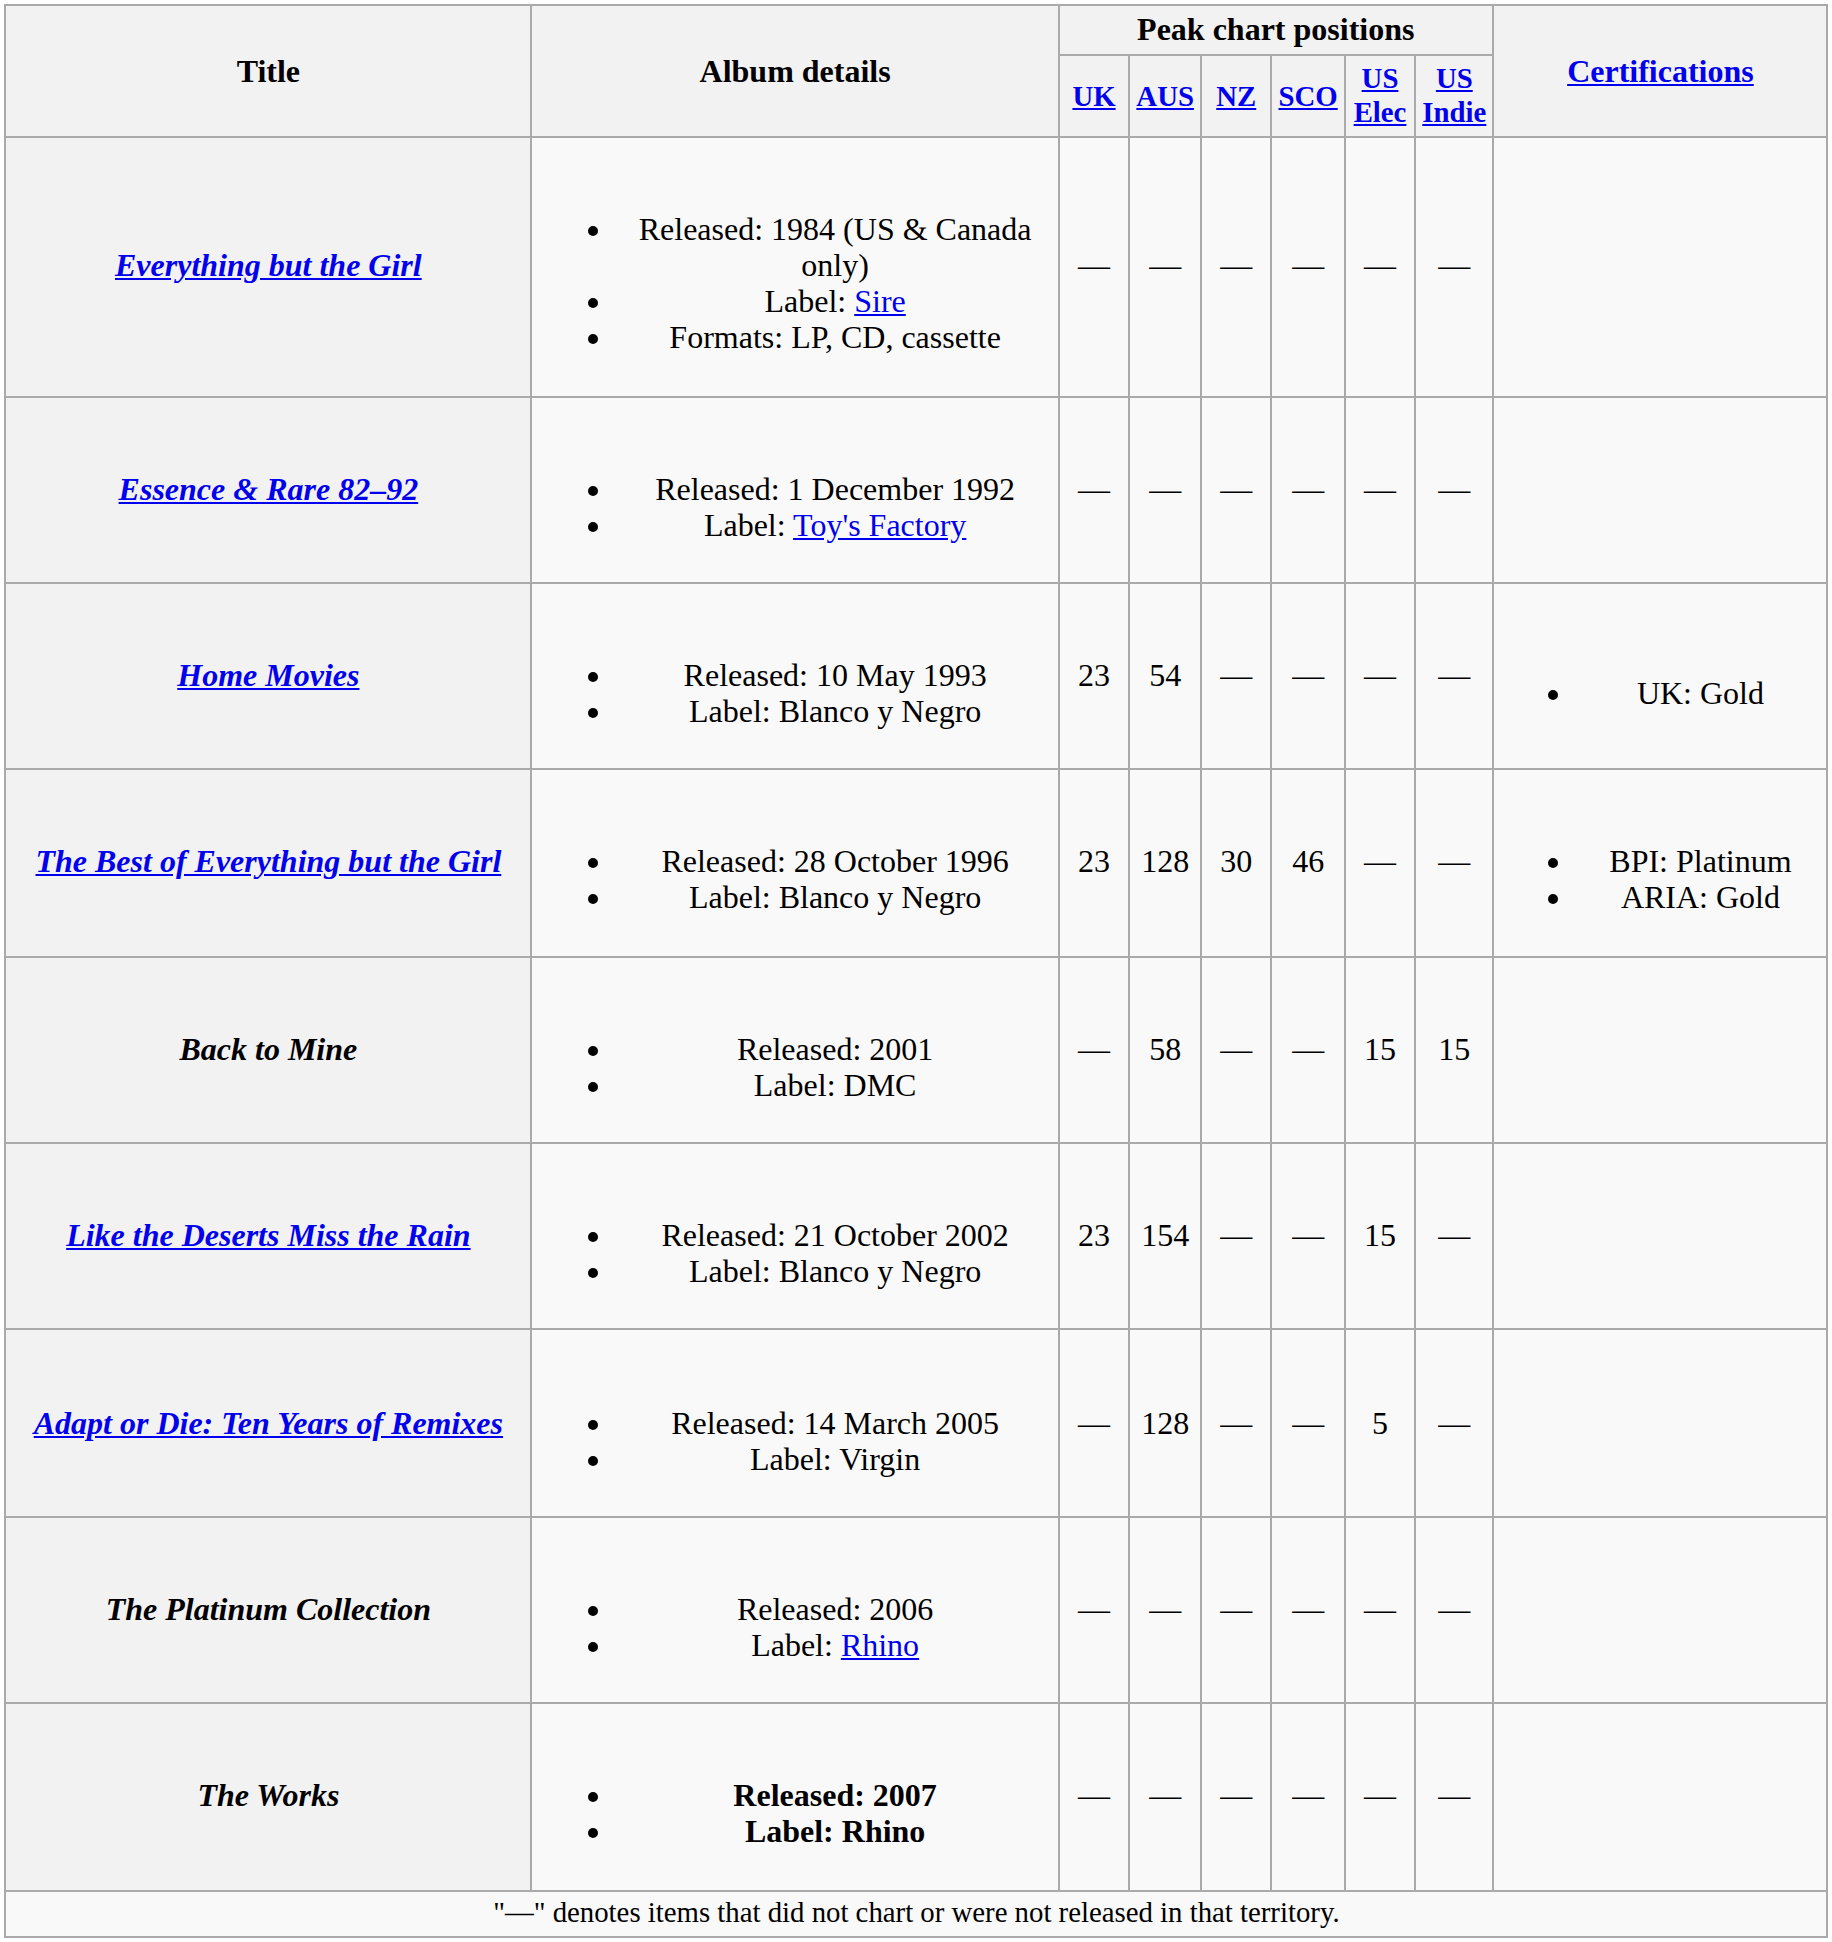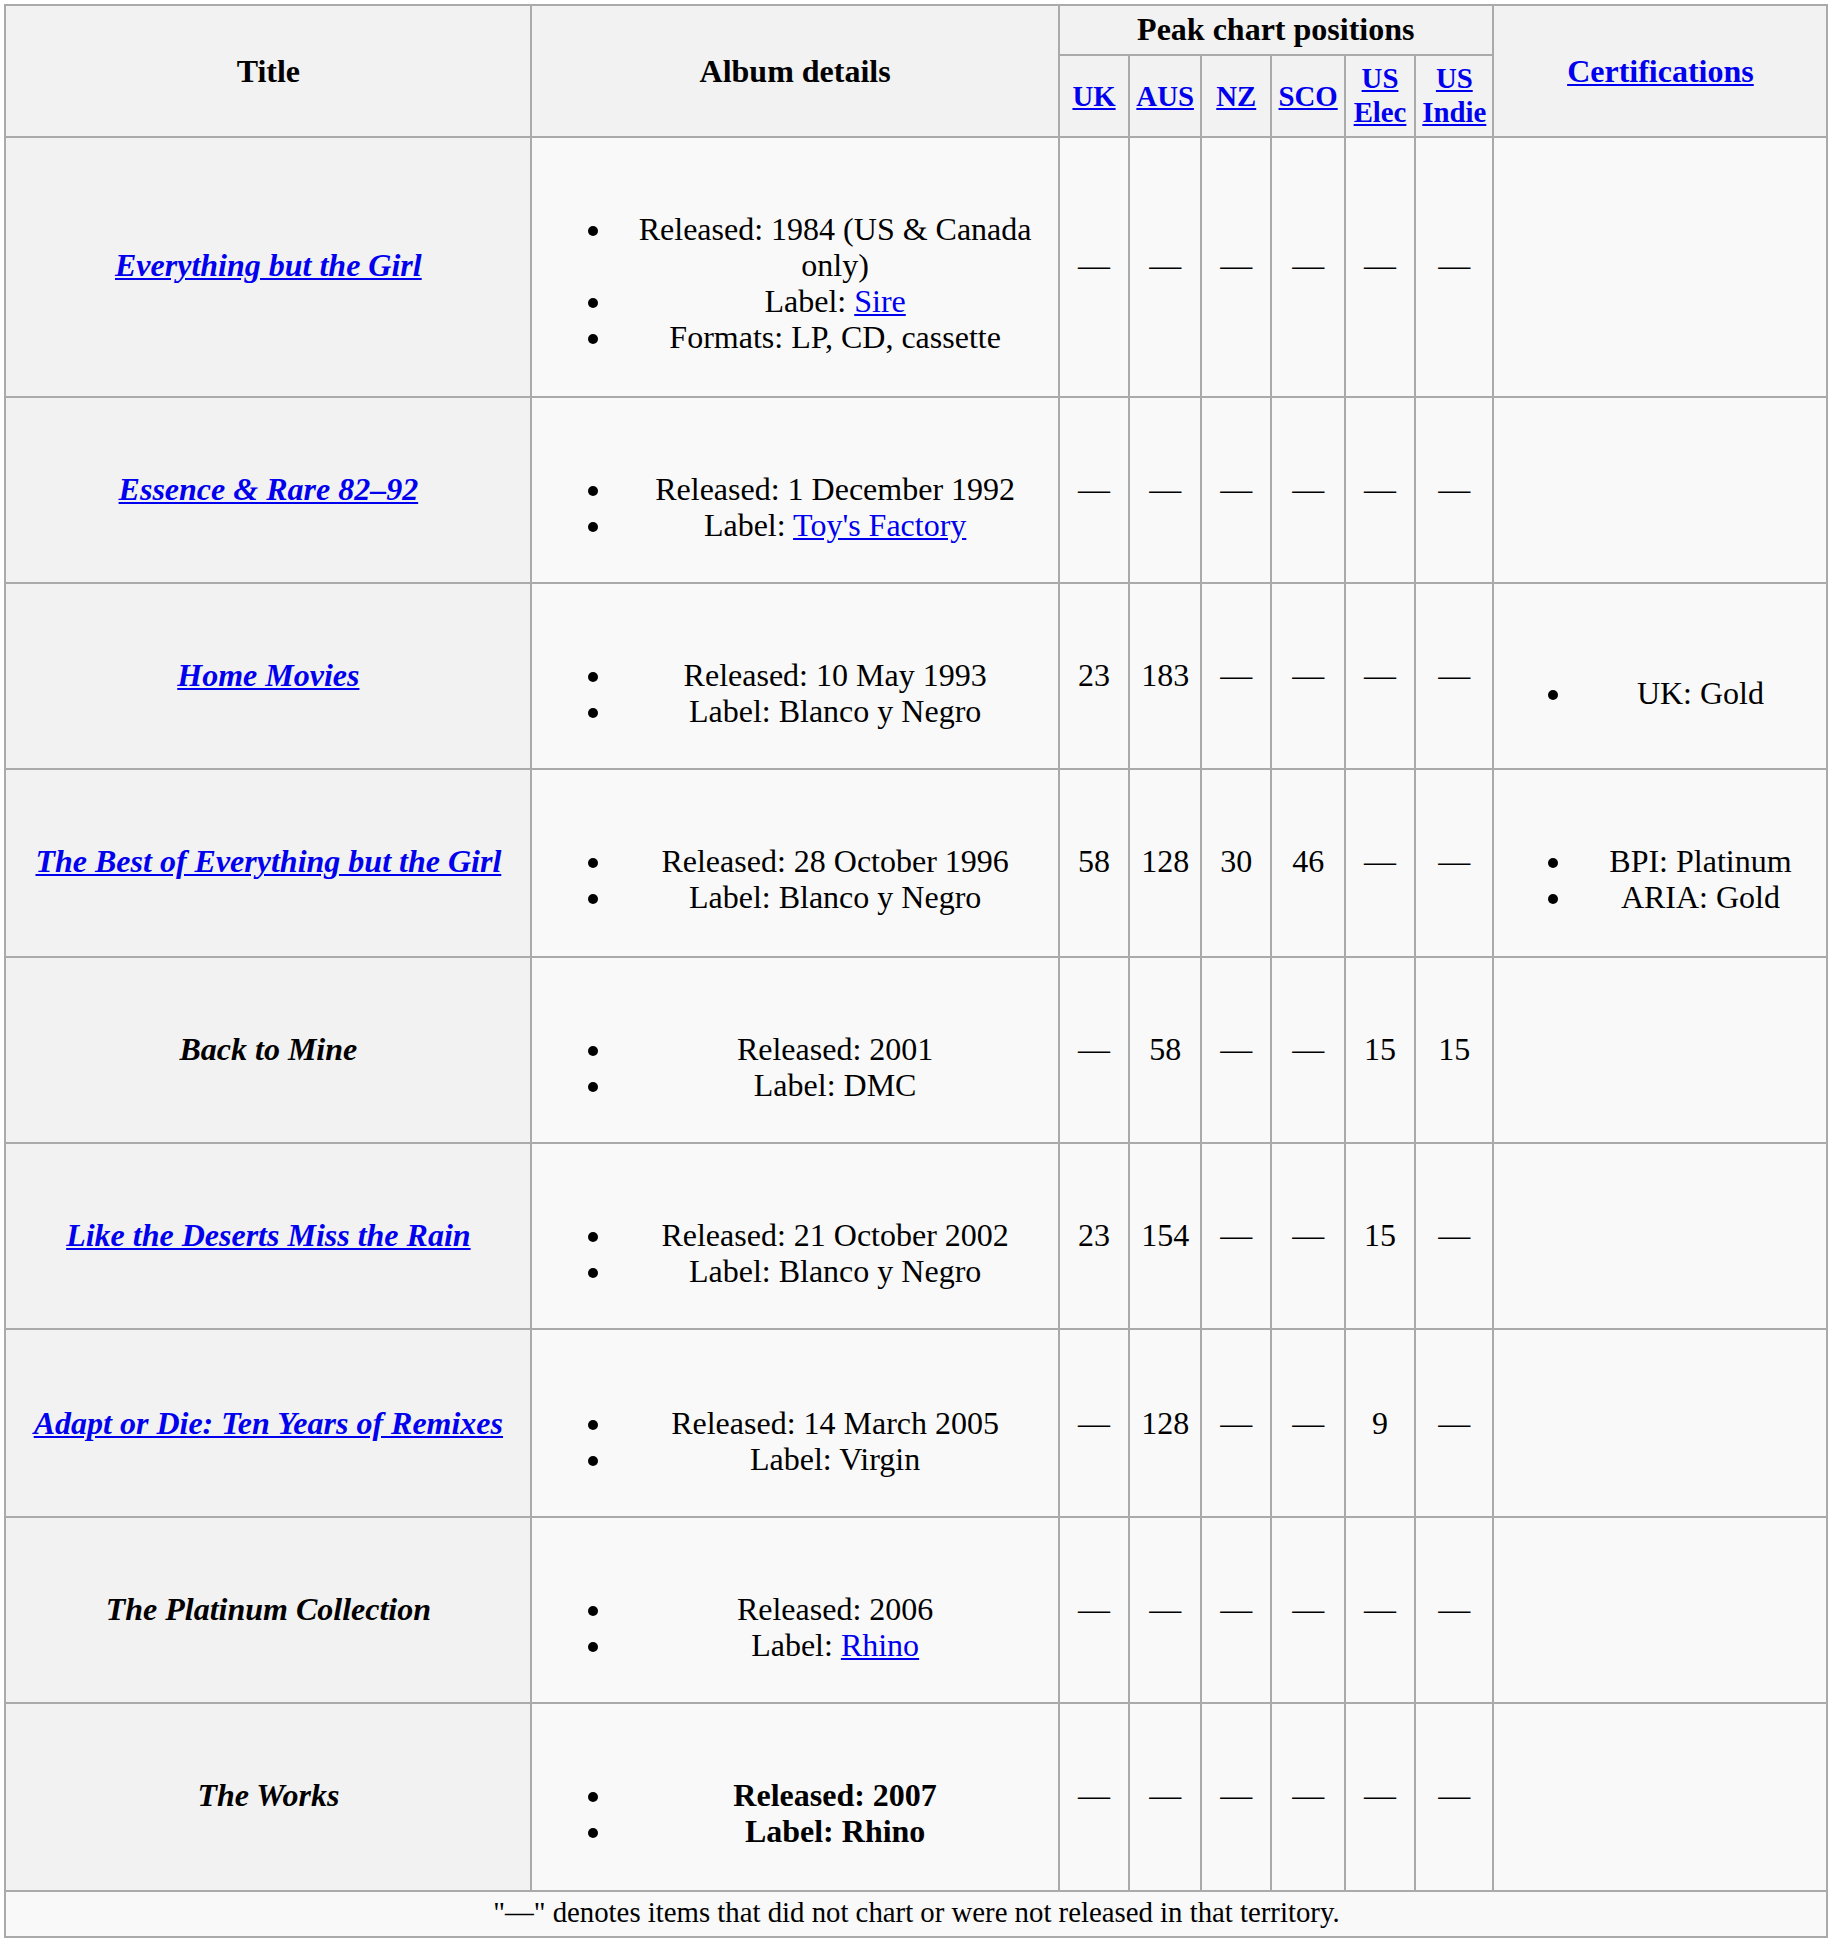(1165, 675) 54 -> (1165, 675) 183
(1094, 862) 23 -> (1094, 862) 58
(1380, 1422) 5 -> (1380, 1422) 9
